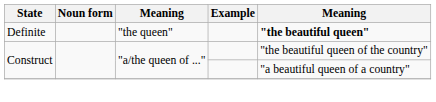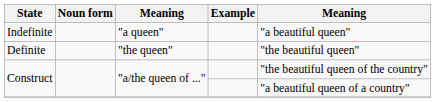+ row: (30, 32)
(315, 32) bold -> (310, 50) normal
